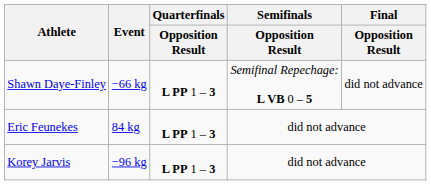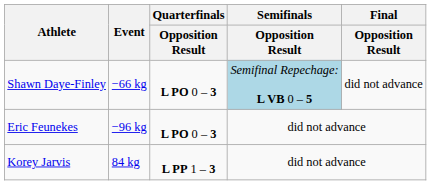(189, 92) L PP 1 – 3 -> (189, 92) L PO 0 – 3
(285, 85) no background -> (285, 85) lightblue background
(126, 127) 84 kg -> (129, 127) −96 kg
(189, 134) L PP 1 – 3 -> (189, 134) L PO 0 – 3
(129, 162) −96 kg -> (126, 162) 84 kg
